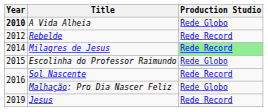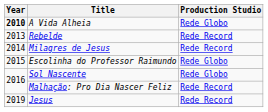(16, 37) 2012 -> (16, 37) 2013
(206, 49) lightgreen background -> (206, 49) no background
(206, 75) Rede Record -> (204, 75) Rede Globo
(204, 88) Rede Globo -> (206, 88) Rede Record
